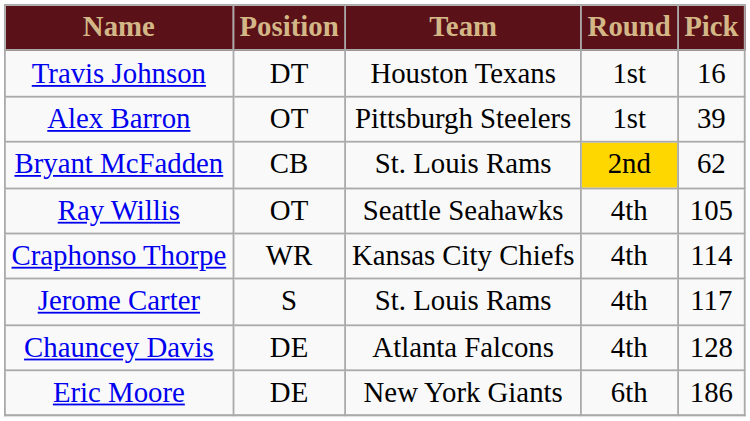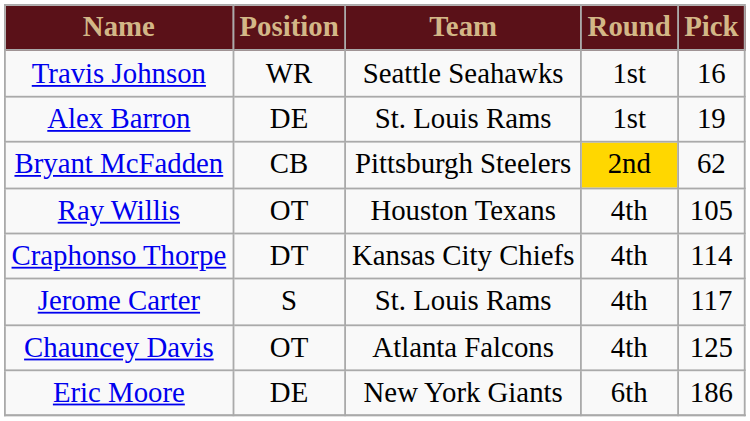(289, 73) DT -> (289, 73) WR
(463, 73) Houston Texans -> (463, 73) Seattle Seahawks
(289, 118) OT -> (289, 118) DE
(463, 118) Pittsburgh Steelers -> (463, 118) St. Louis Rams
(711, 118) 39 -> (711, 118) 19
(463, 164) St. Louis Rams -> (463, 164) Pittsburgh Steelers
(463, 210) Seattle Seahawks -> (463, 210) Houston Texans
(289, 255) WR -> (289, 255) DT
(289, 347) DE -> (289, 347) OT
(711, 347) 128 -> (711, 347) 125
